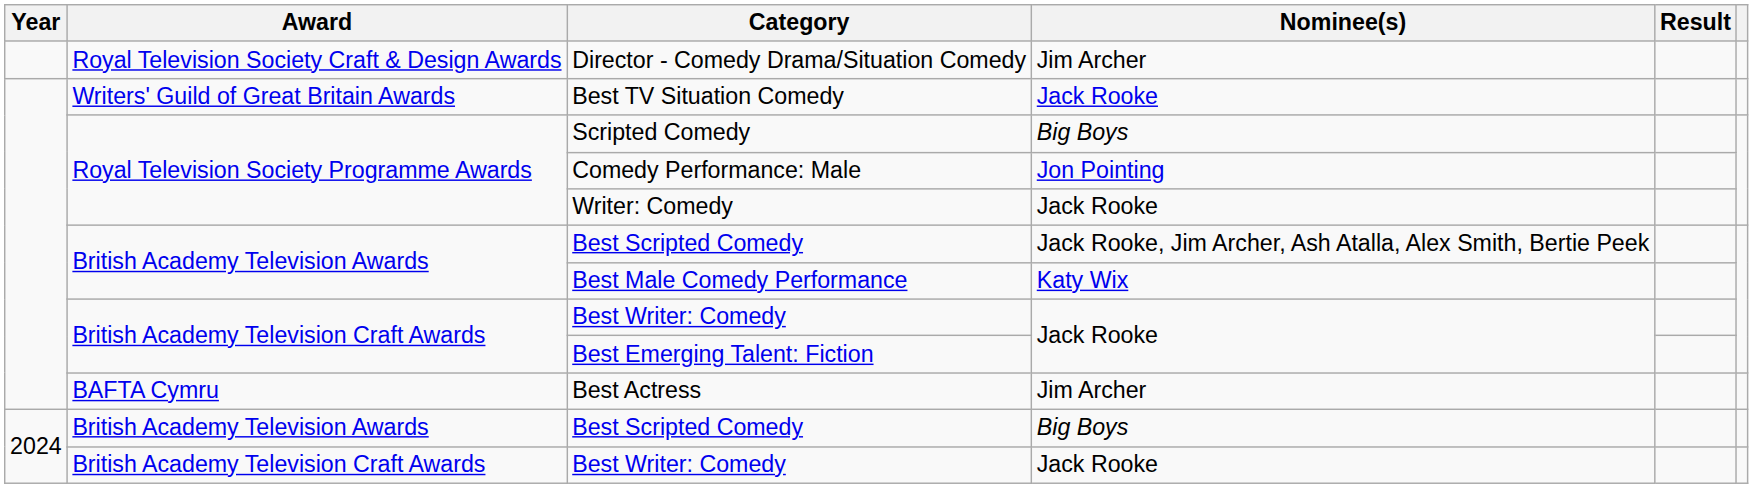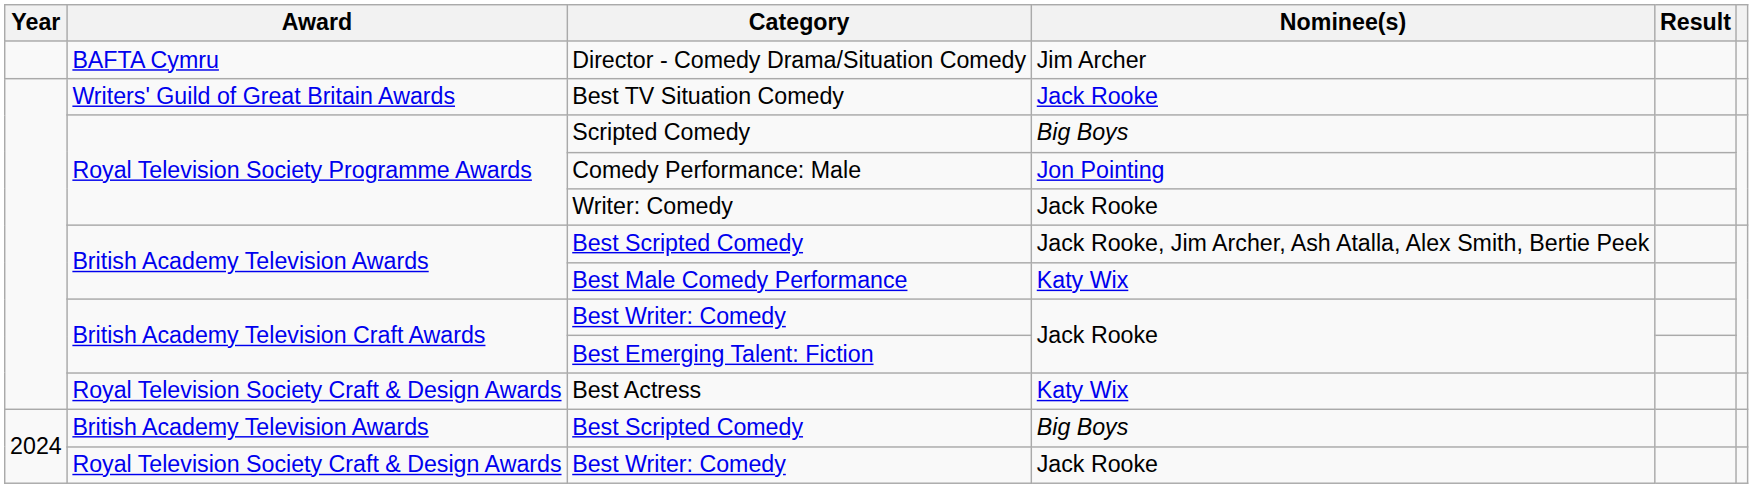(317, 59) Royal Television Society Craft & Design Awards -> (146, 59) BAFTA Cymru
(146, 390) BAFTA Cymru -> (317, 390) Royal Television Society Craft & Design Awards
(1092, 390) Jim Archer -> (1083, 390) Katy Wix
(279, 464) British Academy Television Craft Awards -> (317, 464) Royal Television Society Craft & Design Awards
